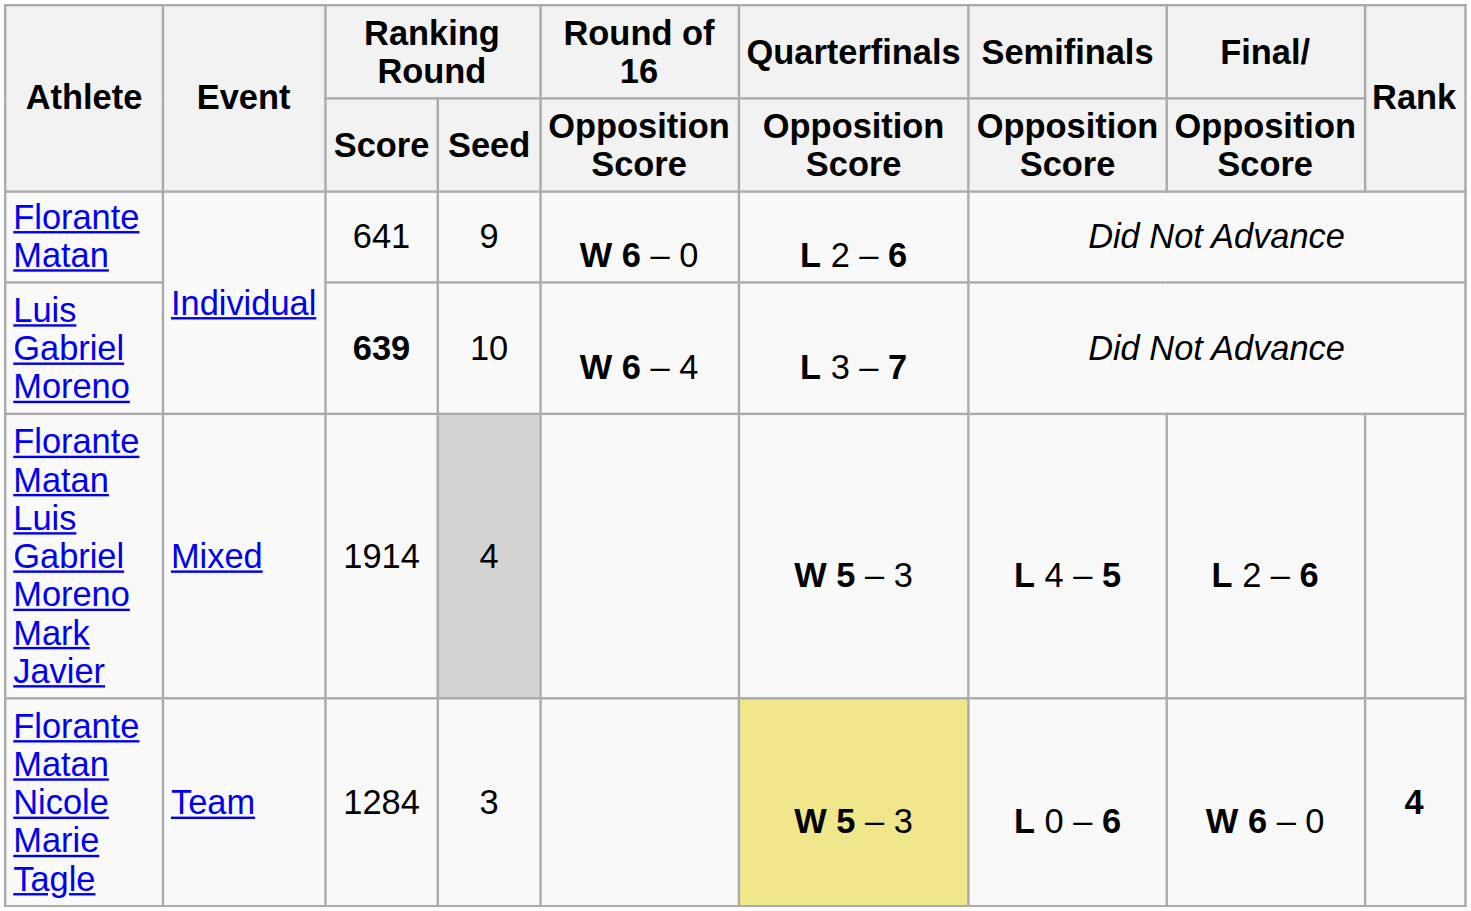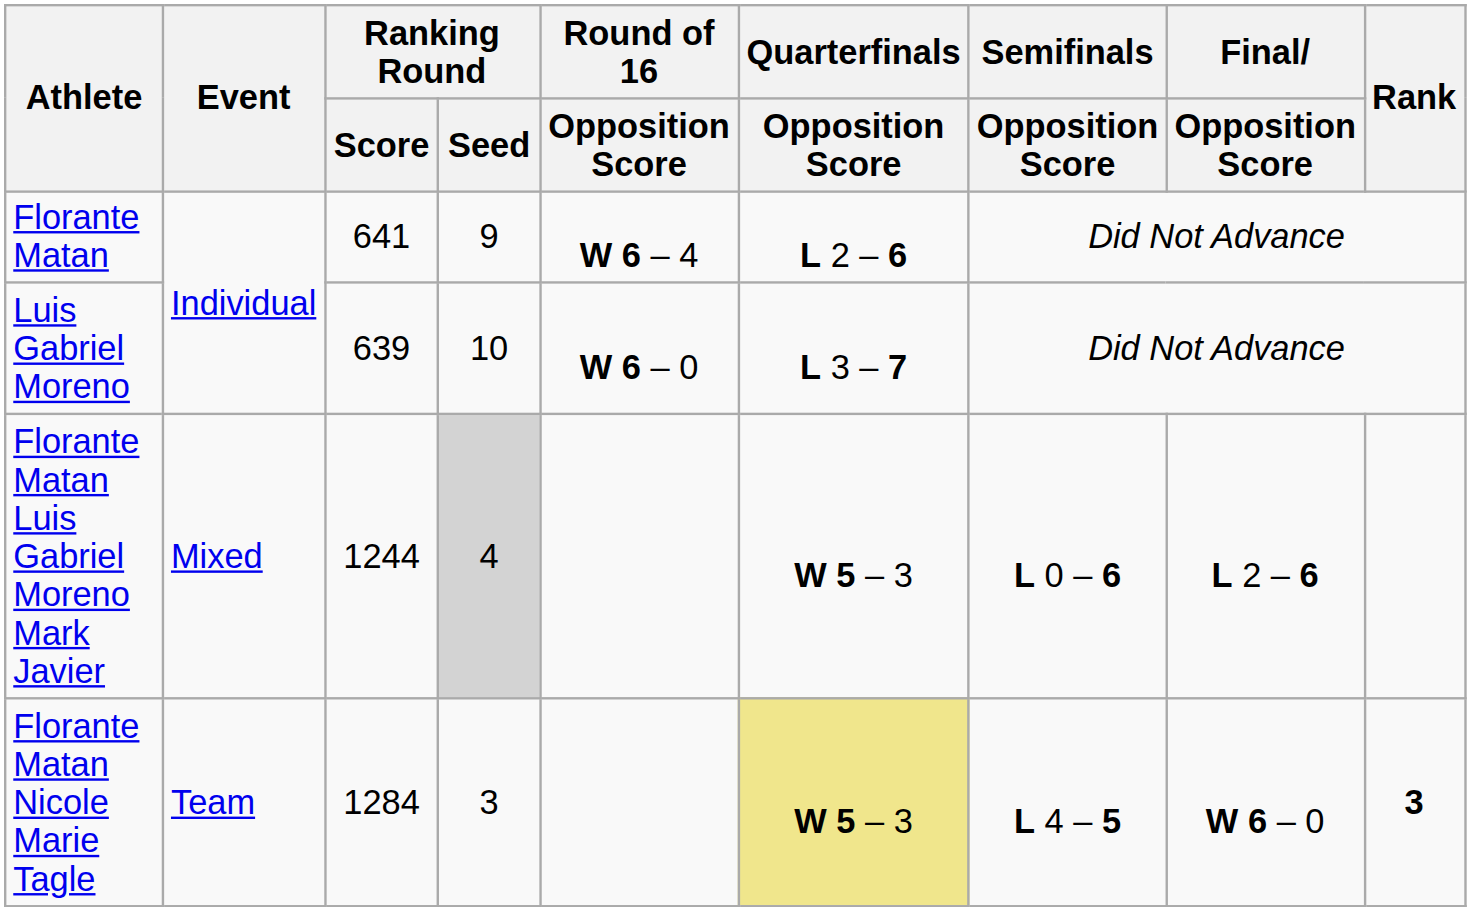(639, 256) W 6 – 0 -> (639, 256) W 6 – 4
(382, 349) bold -> (382, 349) normal
(639, 368) W 6 – 4 -> (639, 368) W 6 – 0
(382, 556) 1914 -> (382, 556) 1244
(1068, 575) L 4 – 5 -> (1068, 575) L 0 – 6
(1068, 821) L 0 – 6 -> (1068, 821) L 4 – 5
(1414, 802) 4 -> (1414, 802) 3
